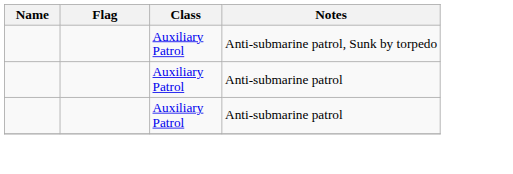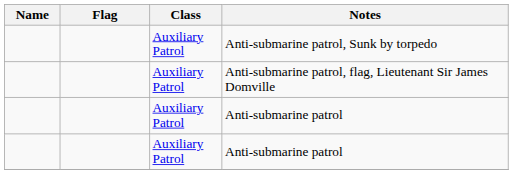+ row: (32, 79)
